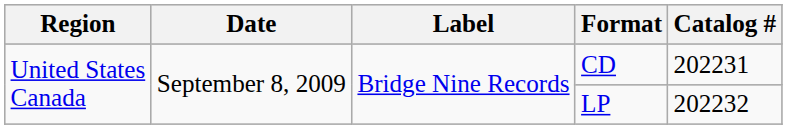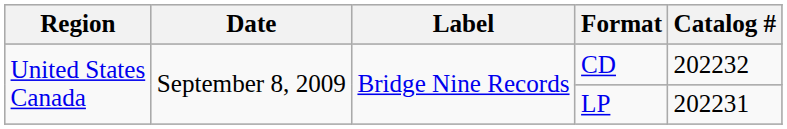(711, 64) 202231 -> (711, 64) 202232
(711, 104) 202232 -> (711, 104) 202231
